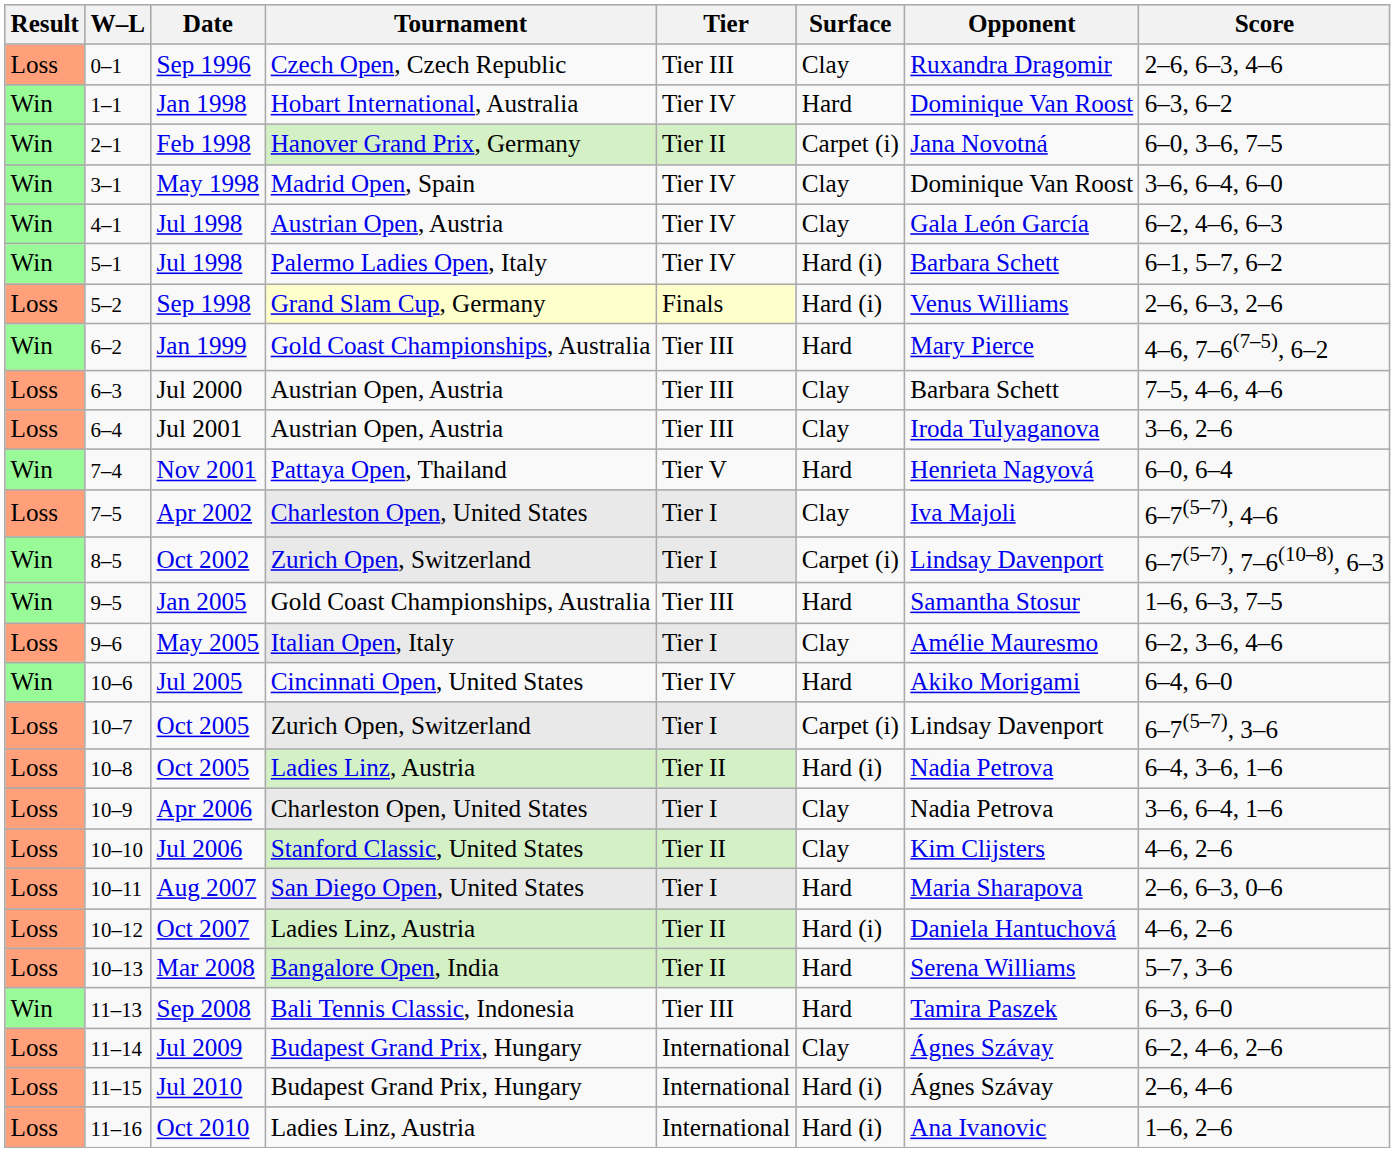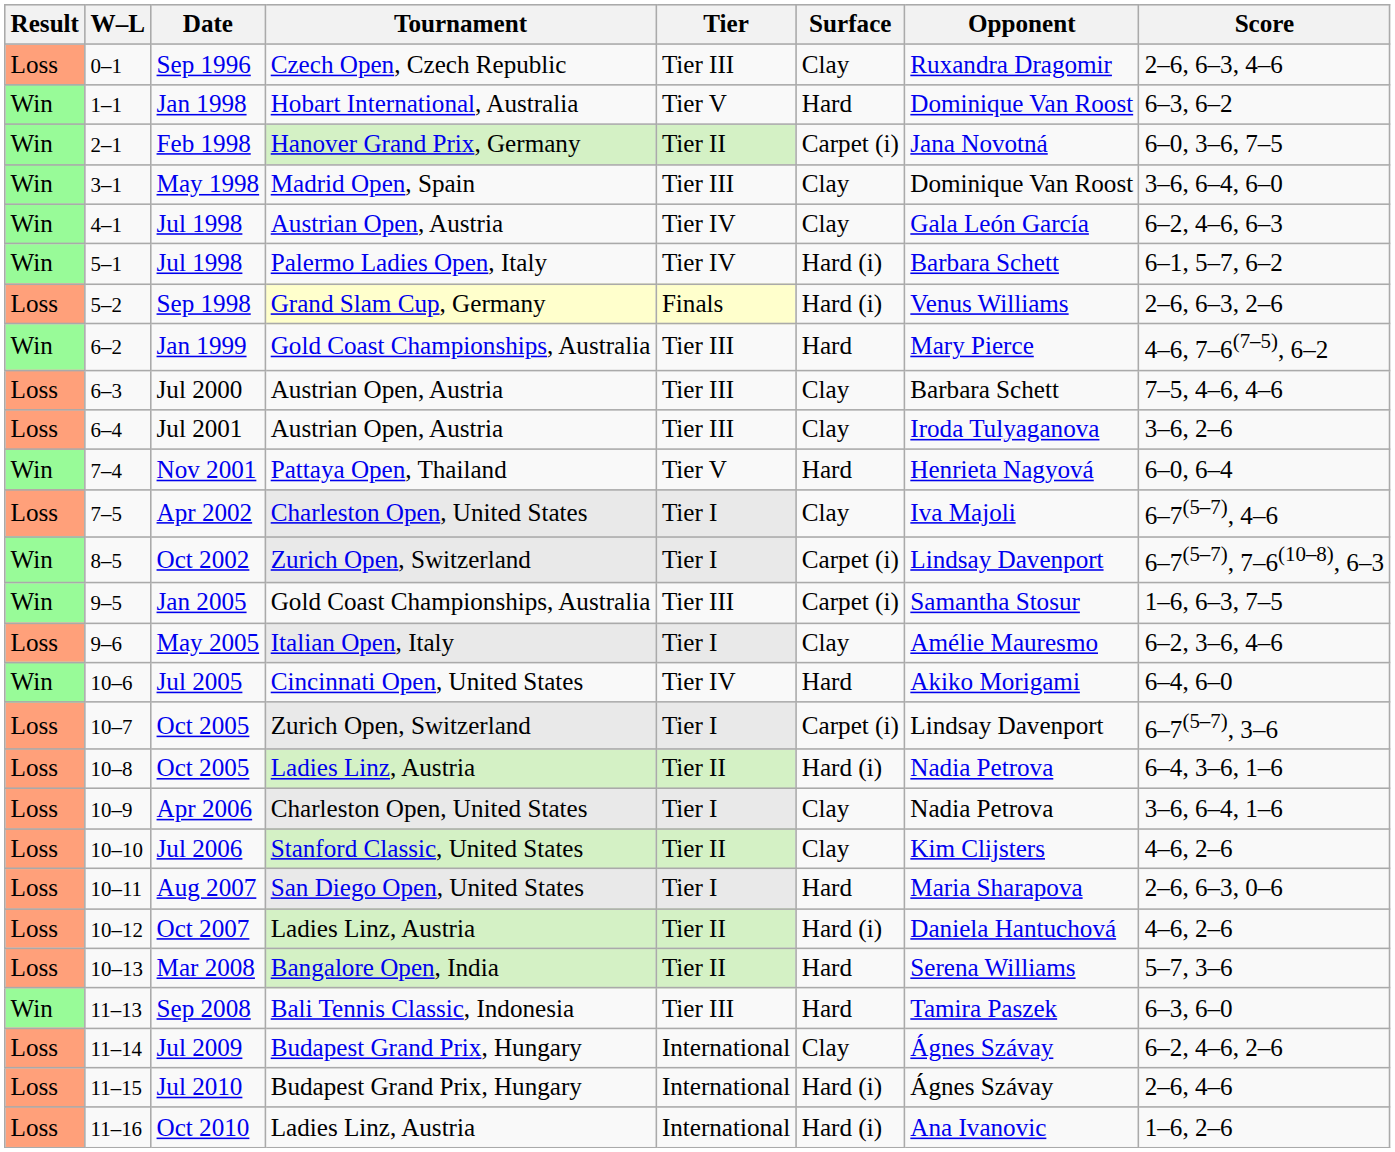(699, 104) Tier IV -> (694, 104) Tier V
(699, 183) Tier IV -> (698, 183) Tier III
(827, 602) Hard -> (850, 602) Carpet (i)
